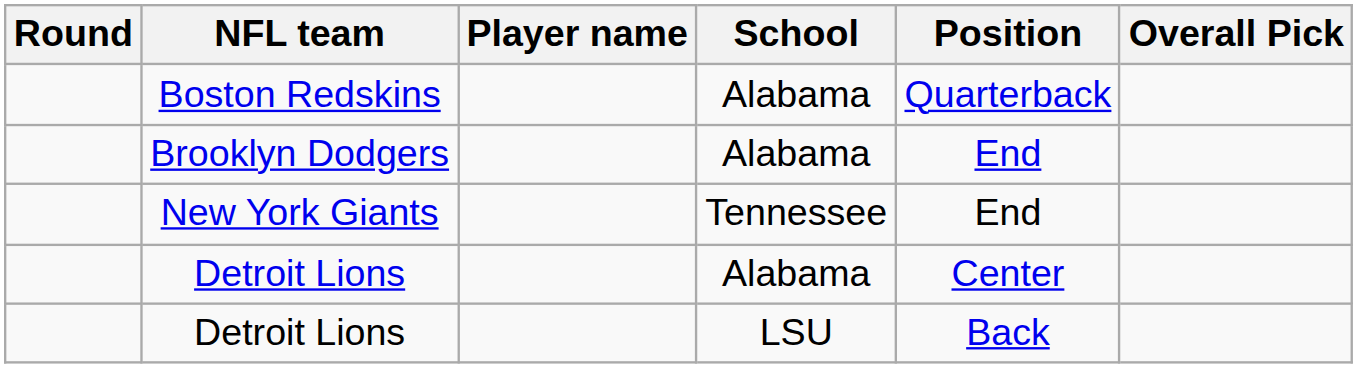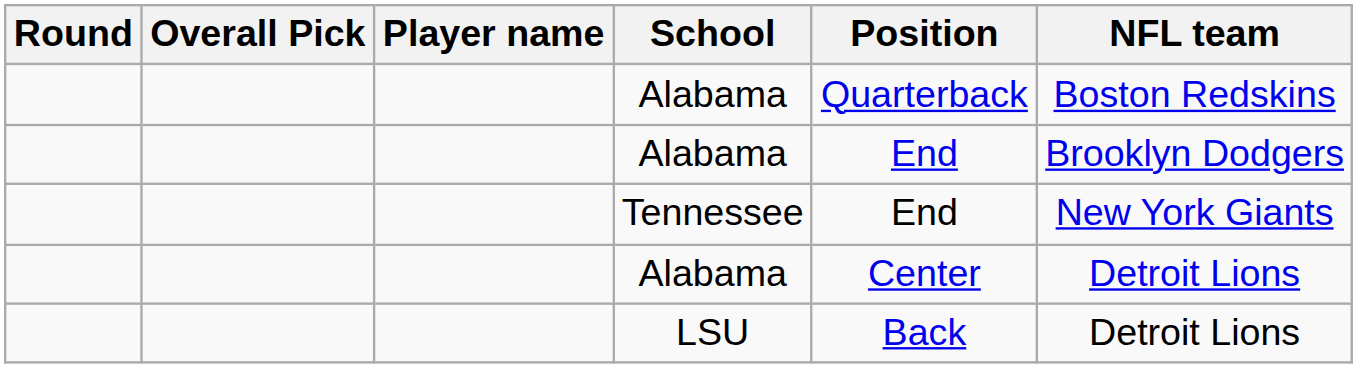columns swapped: (1236, 34) <-> (300, 34)
